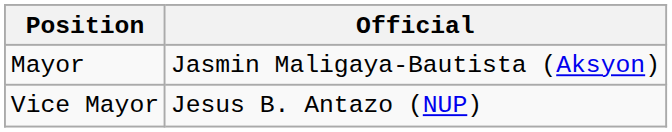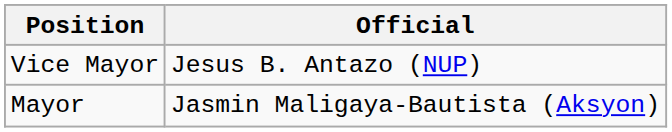rows swapped: (48, 65) <-> (85, 106)
